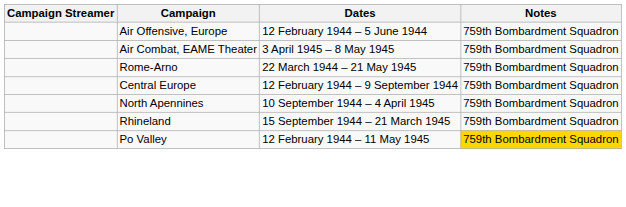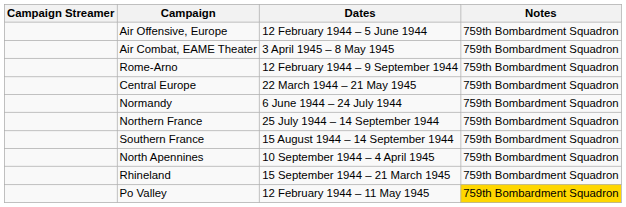(339, 67) 22 March 1944 – 21 May 1945 -> (360, 67) 12 February 1944 – 9 September 1944
(360, 85) 12 February 1944 – 9 September 1944 -> (339, 85) 22 March 1944 – 21 May 1945
+ row: (146, 103)
+ row: (161, 121)
+ row: (162, 139)
